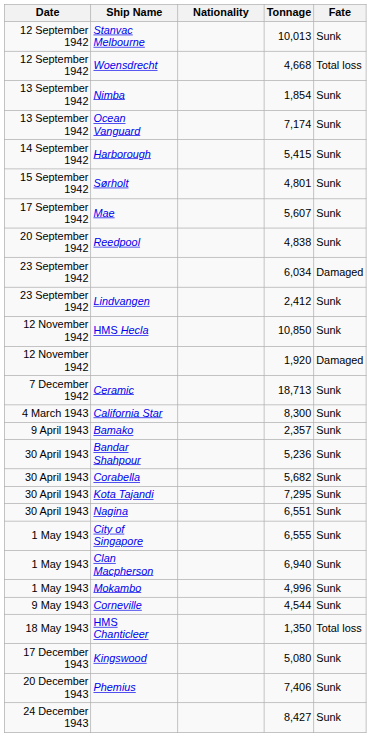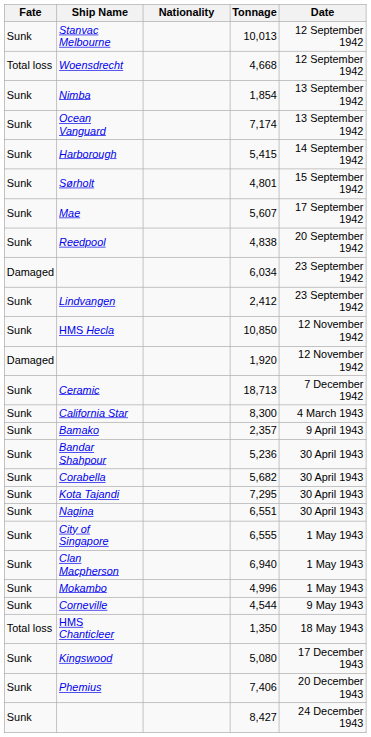columns swapped: (48, 13) <-> (340, 13)
